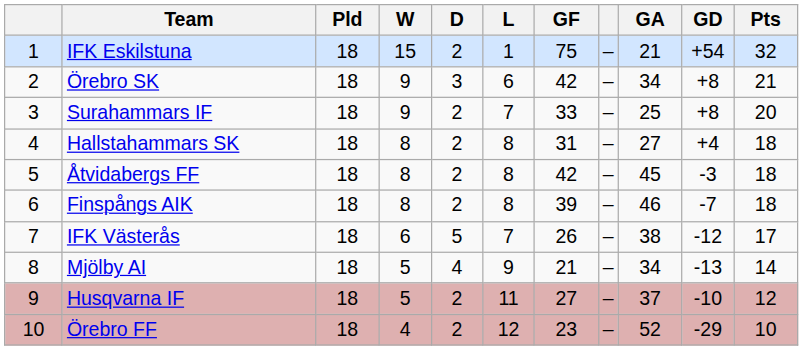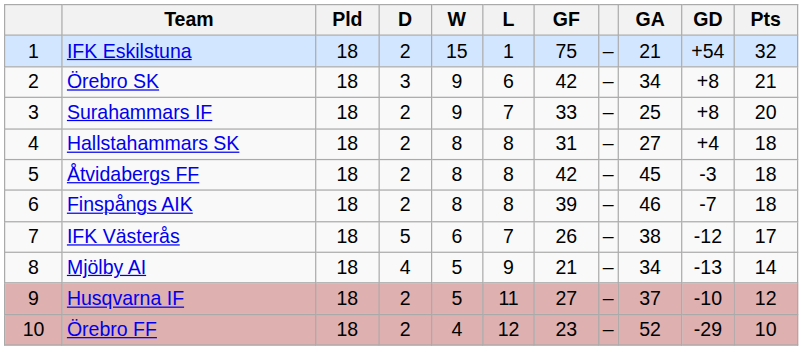columns swapped: (405, 19) <-> (457, 19)
